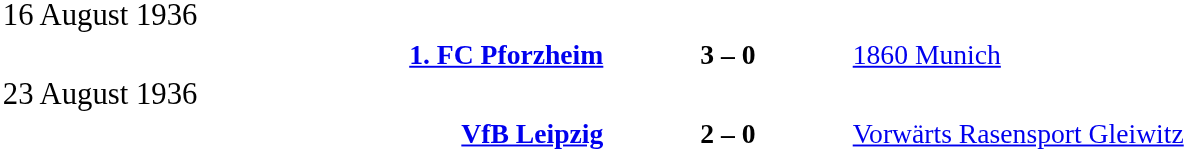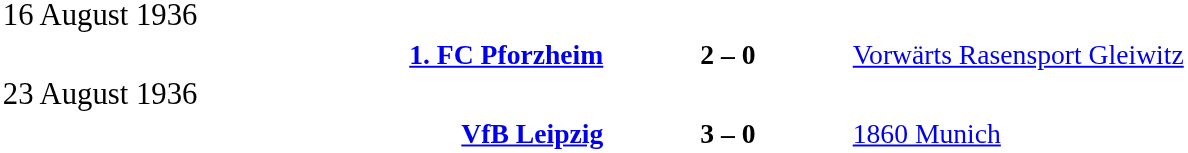(728, 54) 3 – 0 -> (728, 54) 2 – 0
(927, 54) 1860 Munich -> (1018, 54) Vorwärts Rasensport Gleiwitz
(728, 133) 2 – 0 -> (728, 133) 3 – 0
(1018, 133) Vorwärts Rasensport Gleiwitz -> (927, 133) 1860 Munich
